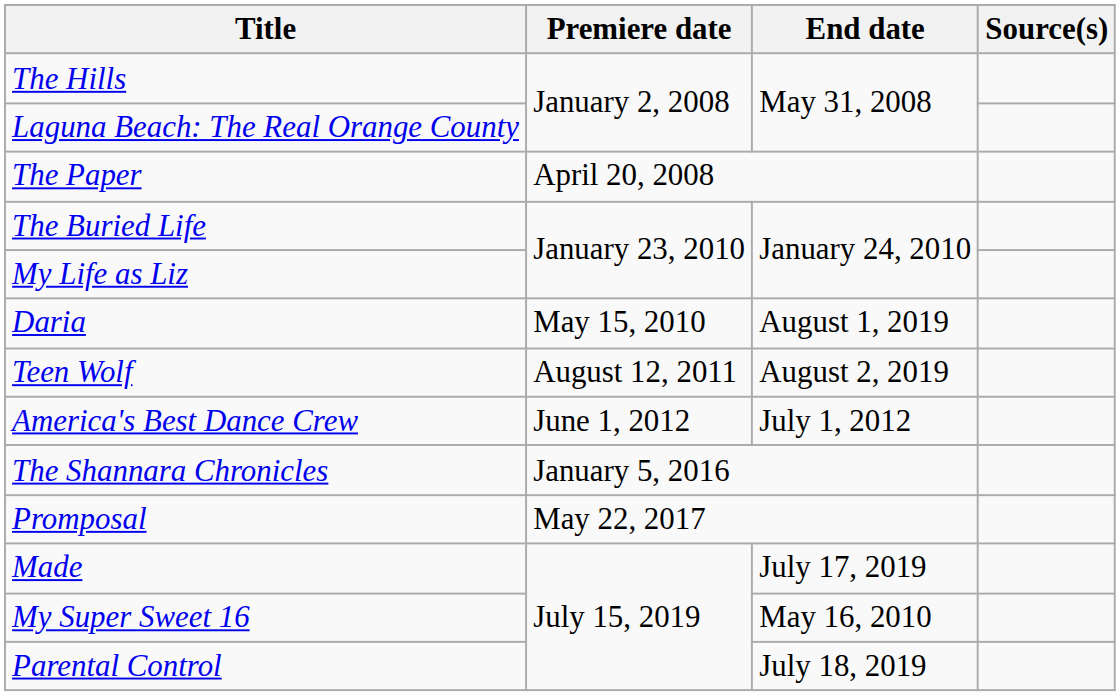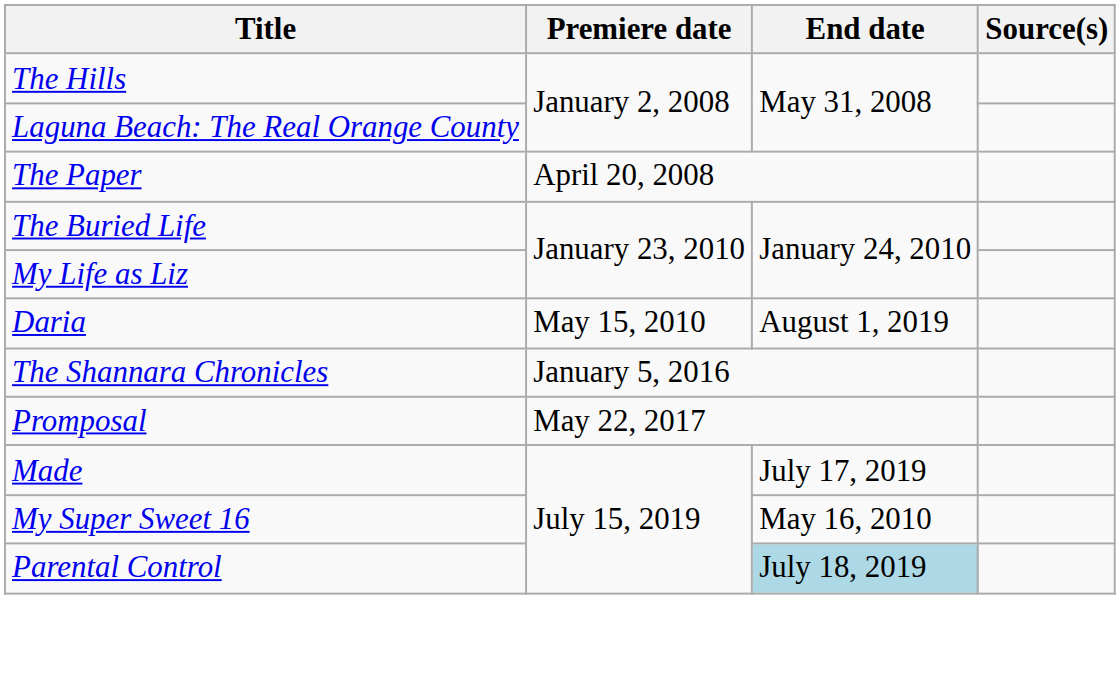- row: (72, 371)
- row: (185, 420)
(843, 665) no background -> (843, 567) lightblue background
